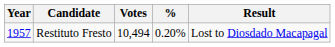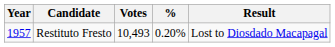(133, 32) 10,494 -> (133, 32) 10,493
